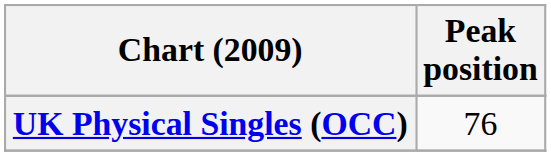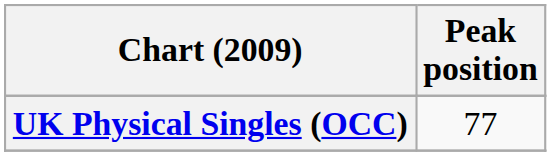(480, 122) 76 -> (480, 122) 77
